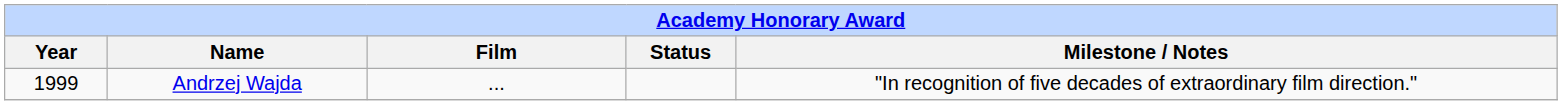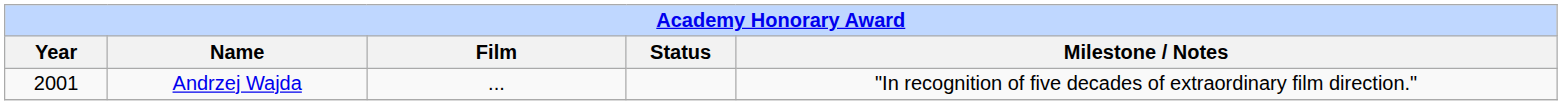(56, 83) 1999 -> (56, 83) 2001
